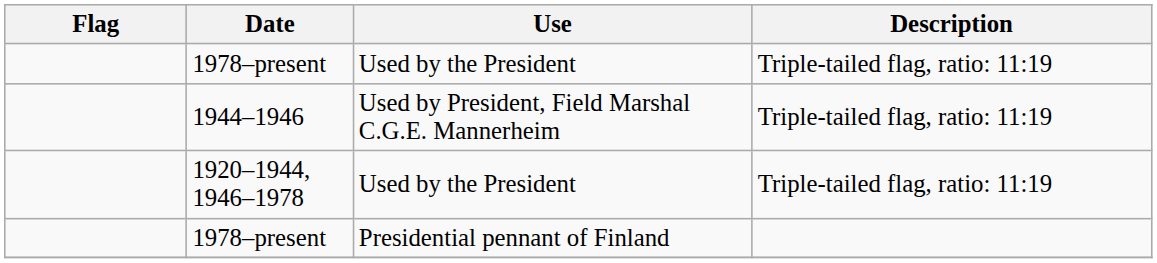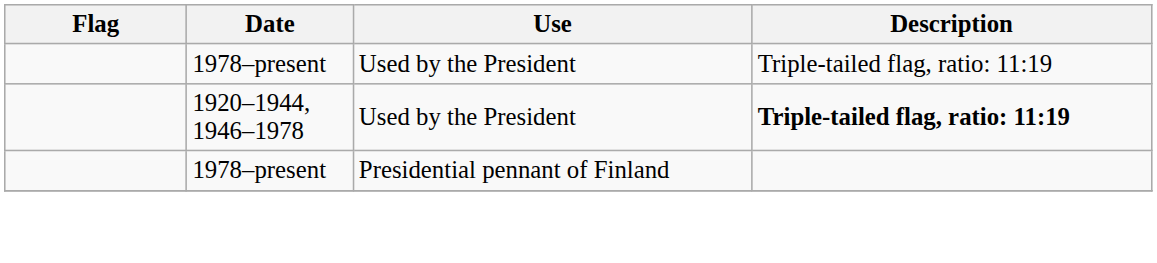- row: (248, 116)
(905, 184) normal -> (914, 116) bold
